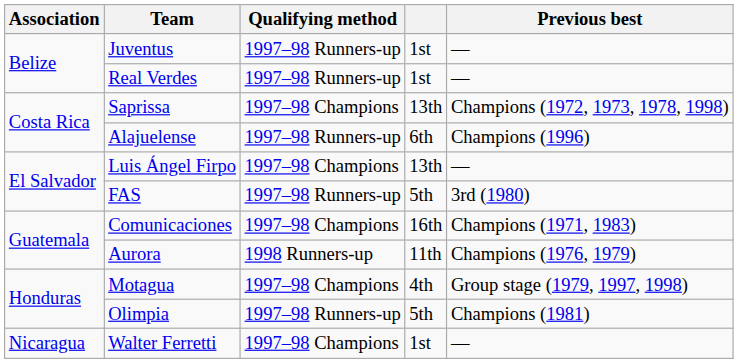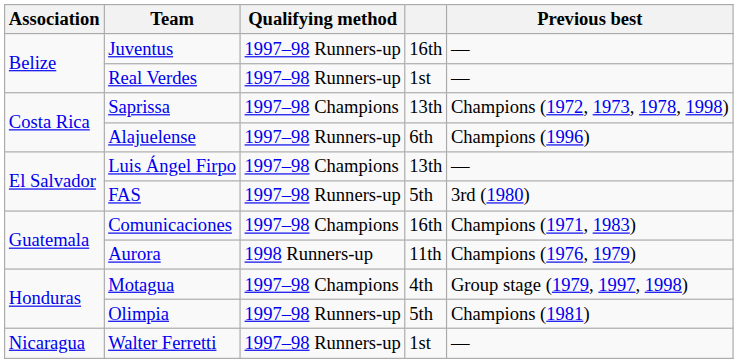(420, 48) 1st -> (426, 48) 16th
(322, 343) 1997–98 Champions -> (323, 343) 1997–98 Runners-up
